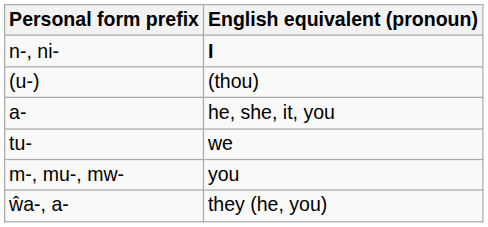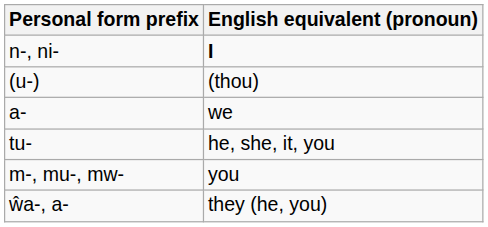(271, 112) he, she, it, you -> (220, 112) we
(220, 143) we -> (271, 143) he, she, it, you
